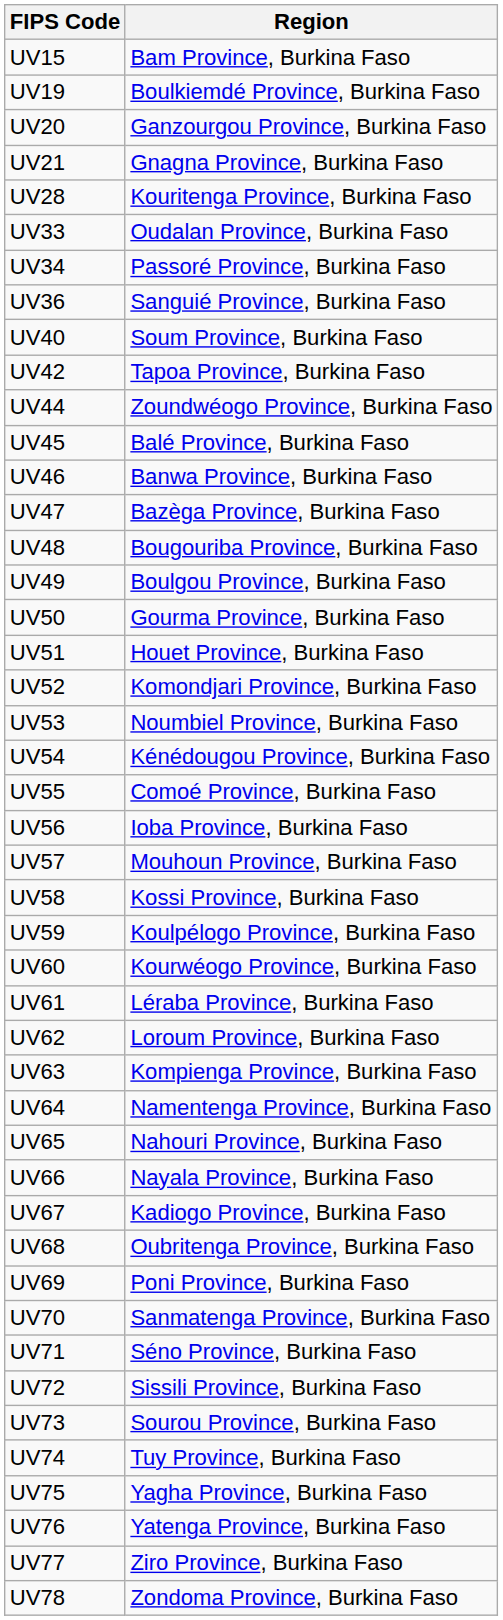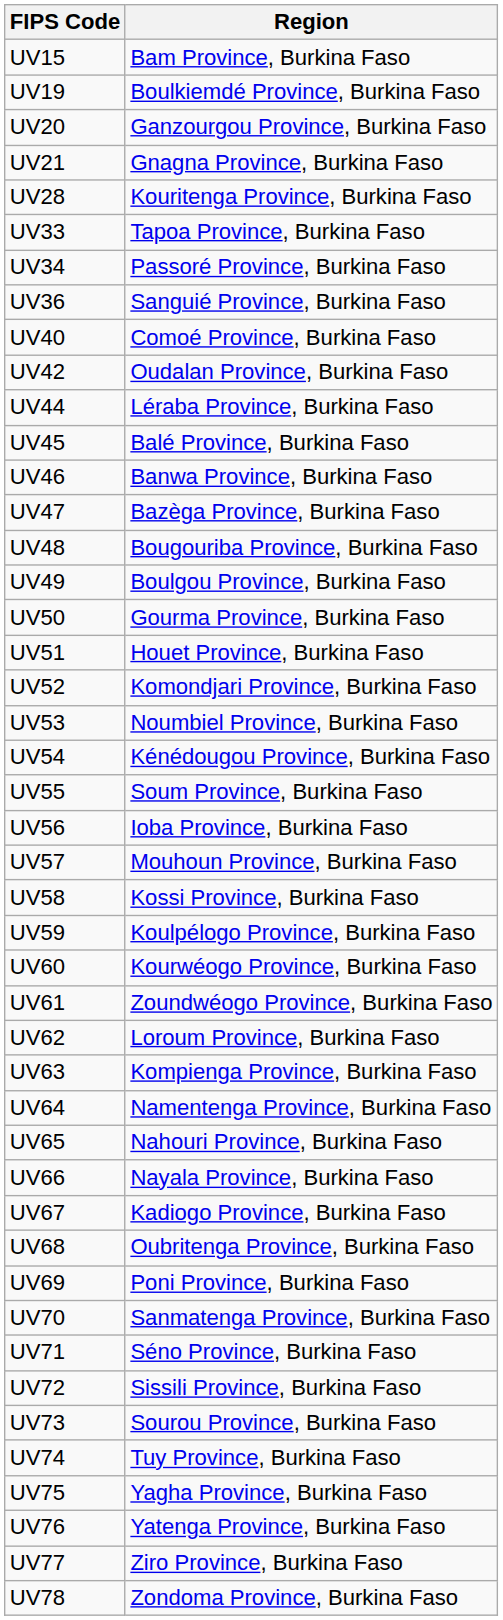(289, 232) Oudalan Province, Burkina Faso -> (278, 232) Tapoa Province, Burkina Faso
(276, 337) Soum Province, Burkina Faso -> (283, 337) Comoé Province, Burkina Faso
(278, 372) Tapoa Province, Burkina Faso -> (289, 372) Oudalan Province, Burkina Faso
(311, 407) Zoundwéogo Province, Burkina Faso -> (282, 407) Léraba Province, Burkina Faso
(283, 792) Comoé Province, Burkina Faso -> (276, 792) Soum Province, Burkina Faso
(282, 1002) Léraba Province, Burkina Faso -> (311, 1002) Zoundwéogo Province, Burkina Faso
